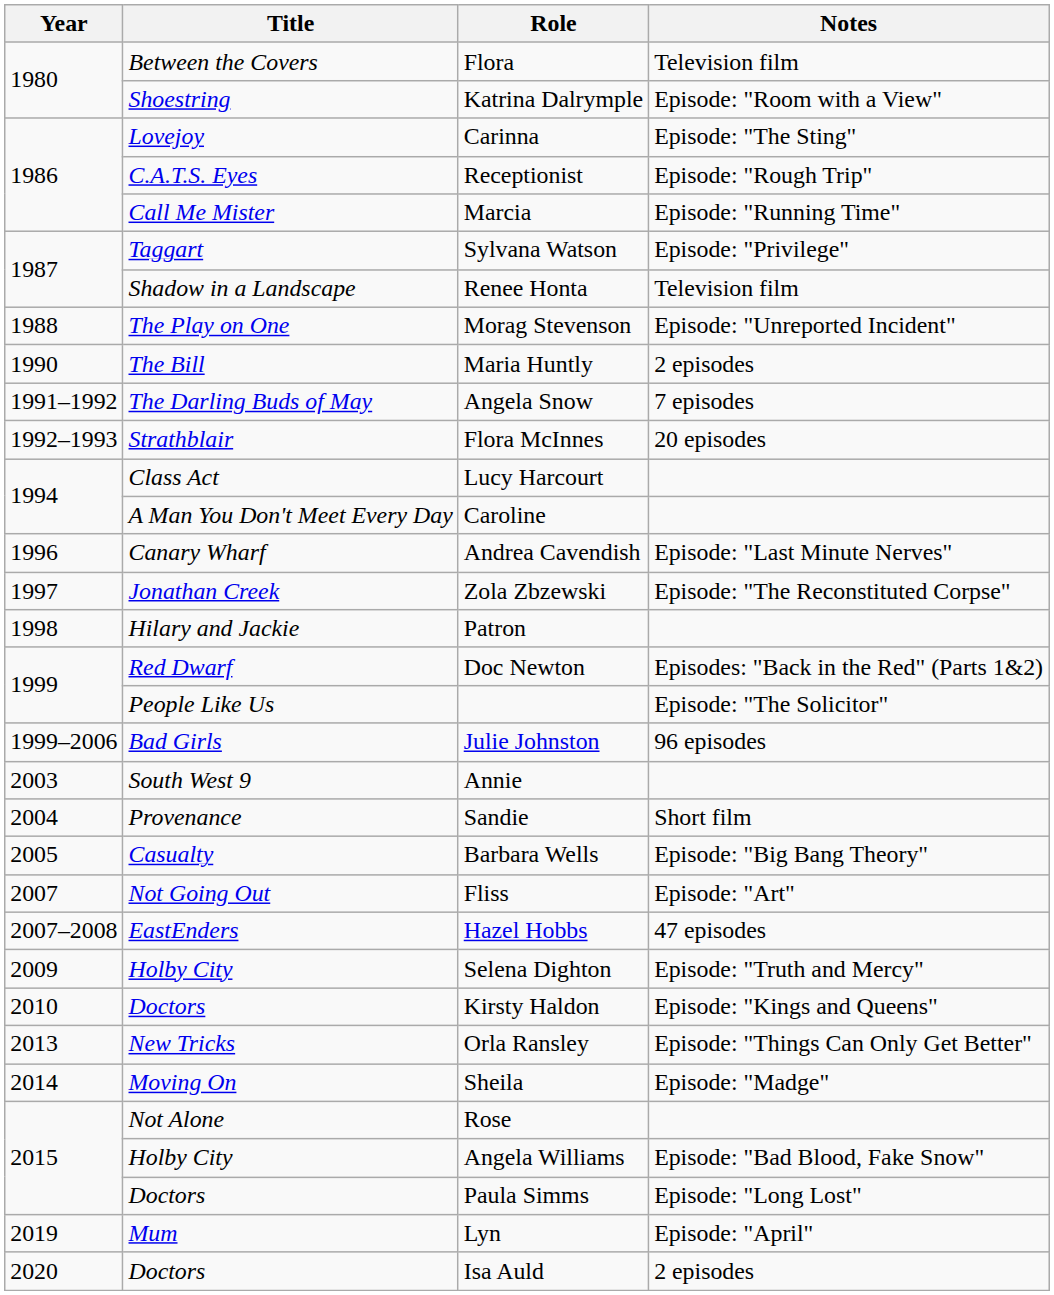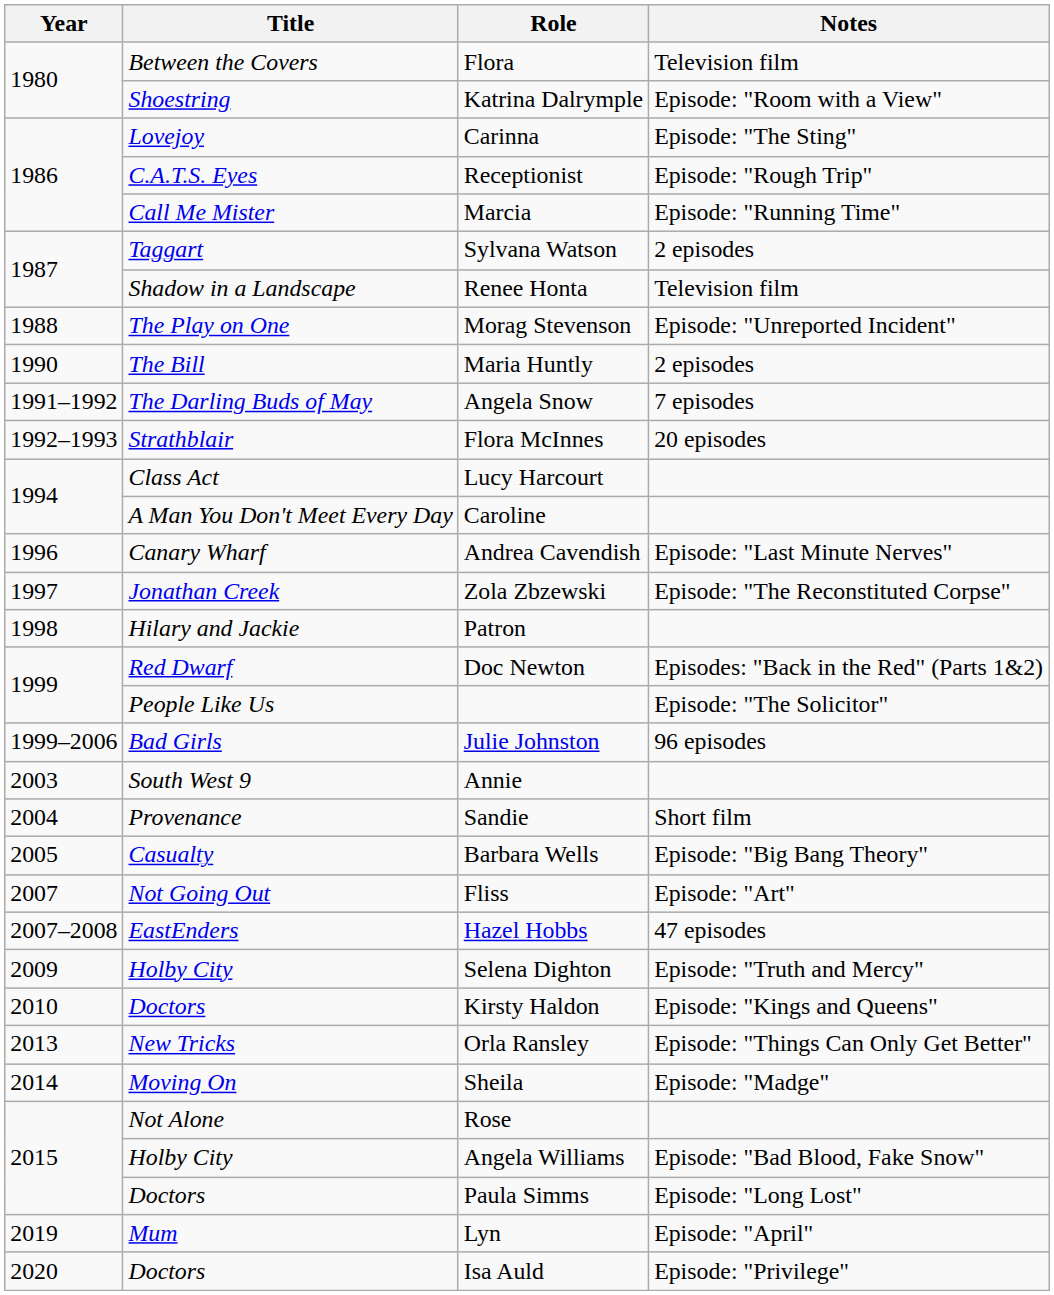(752, 250) Episode: "Privilege" -> (704, 250) 2 episodes
(704, 1271) 2 episodes -> (752, 1271) Episode: "Privilege"
